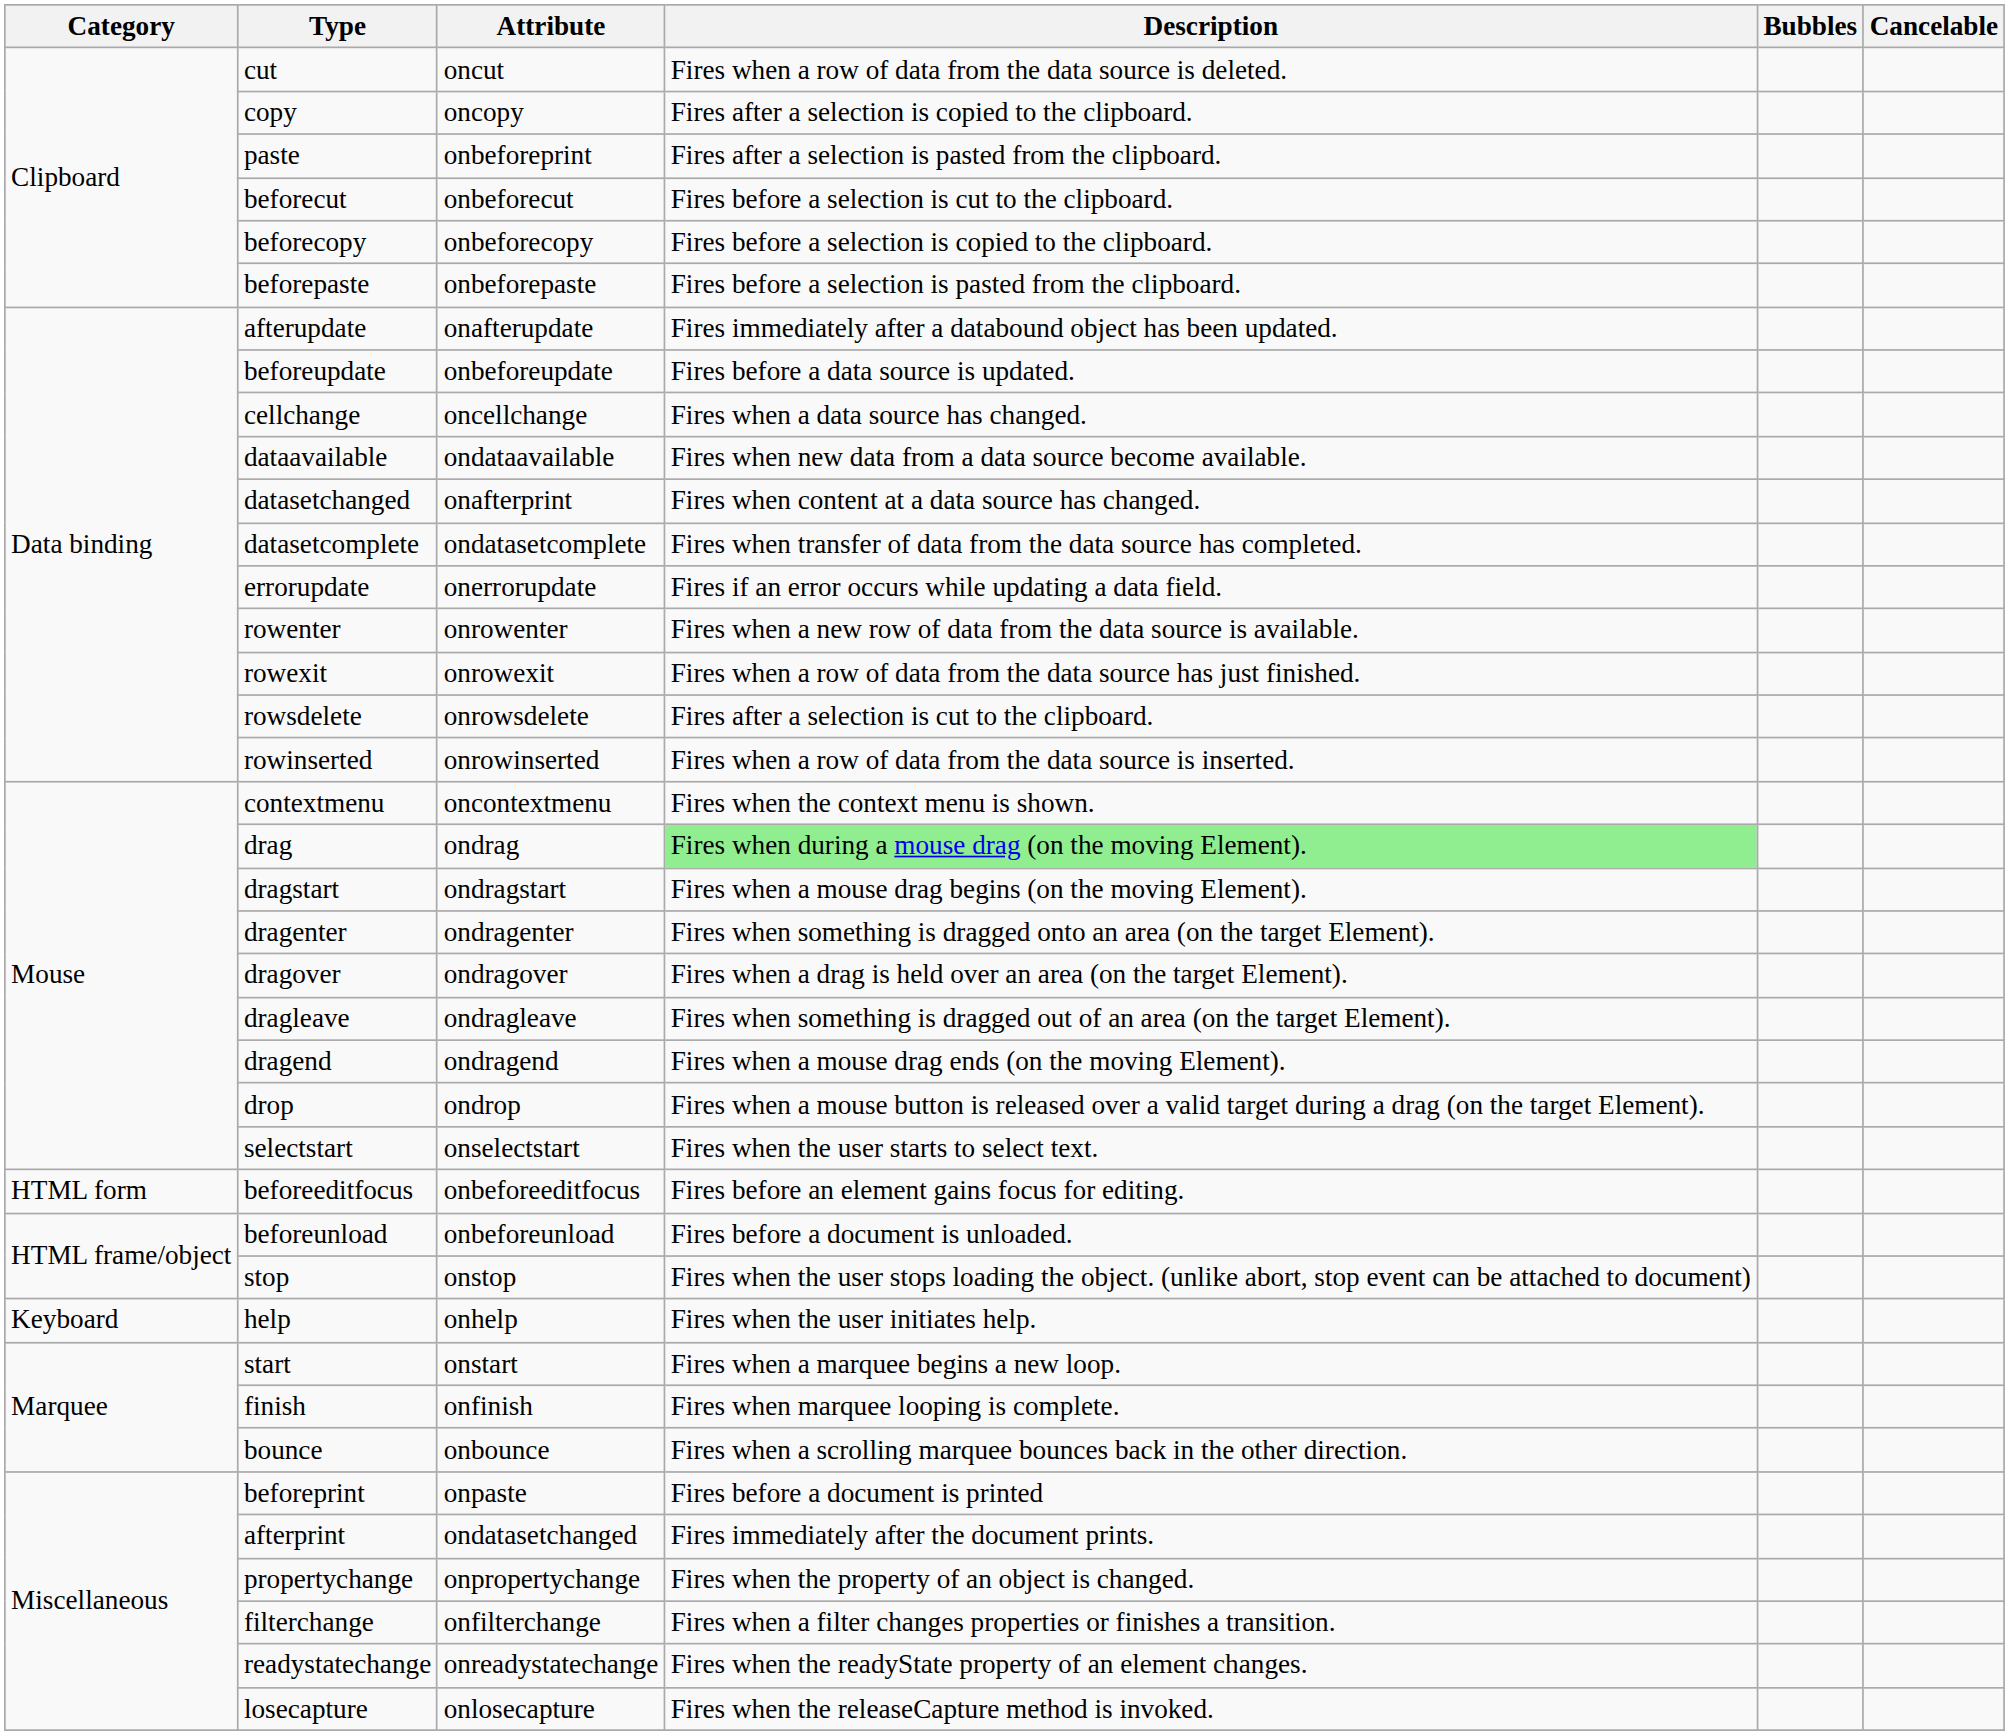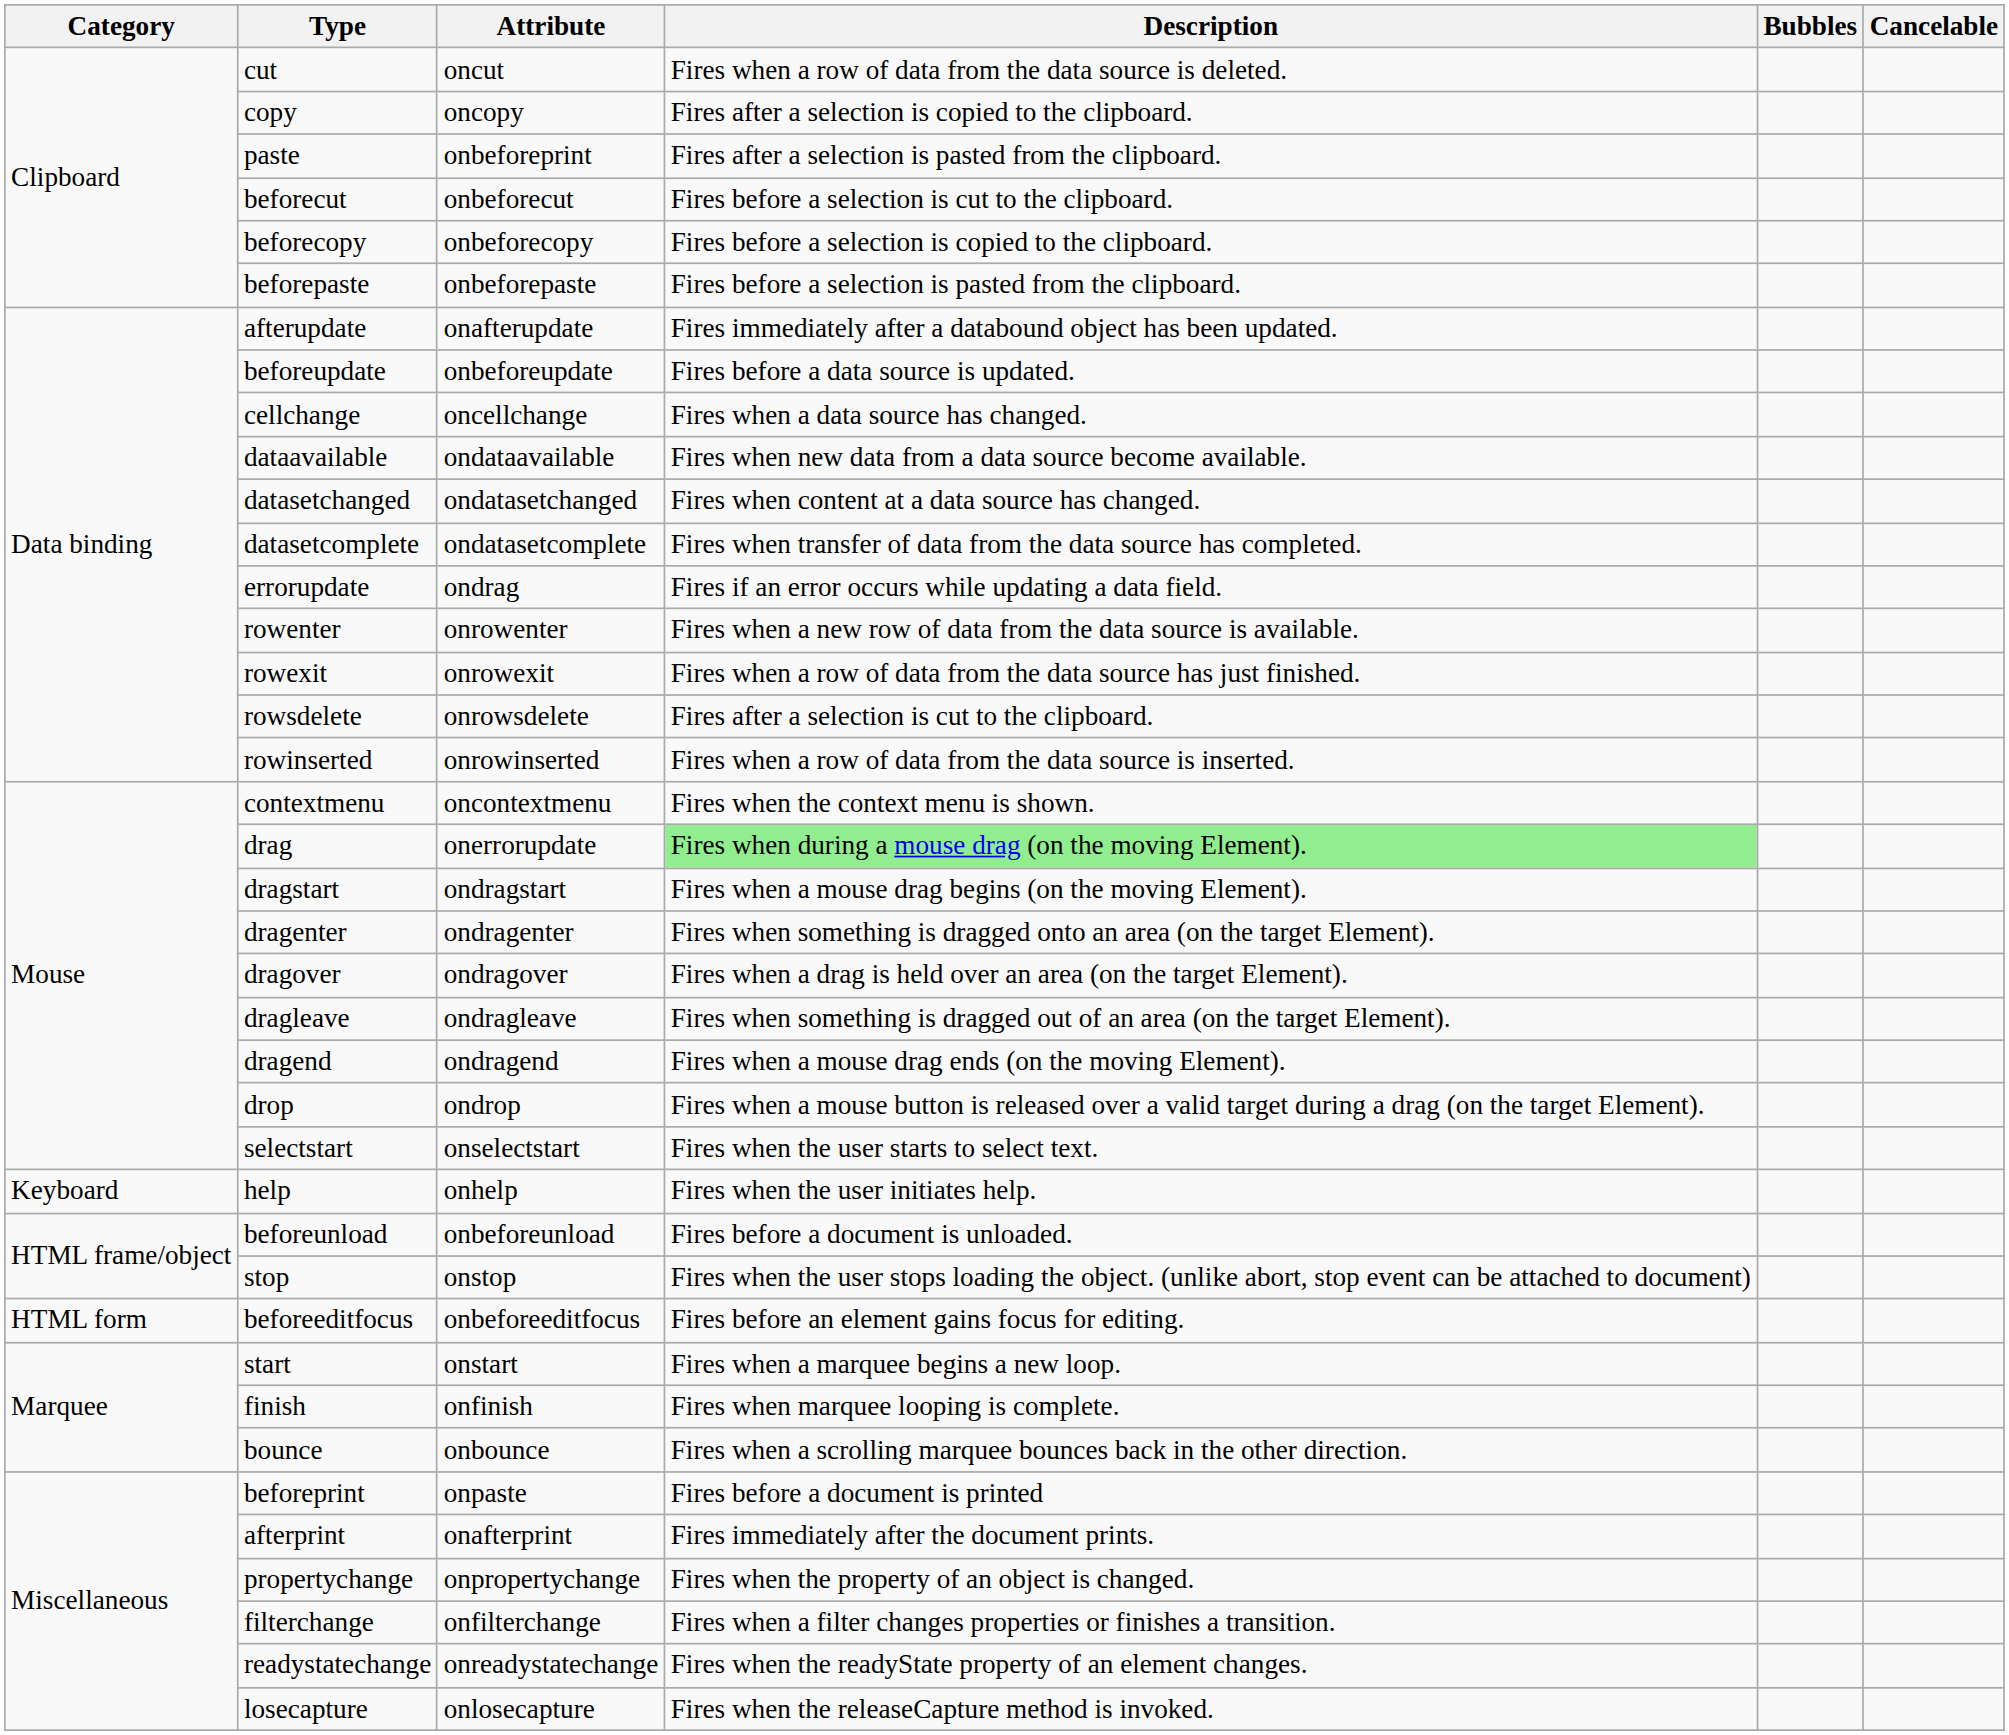(508, 500) onafterprint -> (540, 500) ondatasetchanged
(520, 586) onerrorupdate -> (482, 586) ondrag
(482, 845) ondrag -> (520, 845) onerrorupdate
rows swapped: (267, 1320) <-> (329, 1190)
(540, 1535) ondatasetchanged -> (508, 1535) onafterprint
